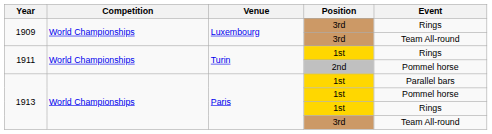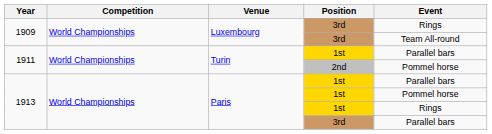(430, 53) Rings -> (430, 53) Parallel bars
(430, 123) Team All-round -> (430, 123) Parallel bars
